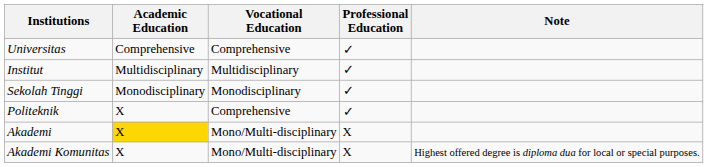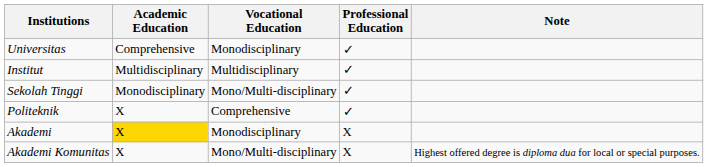(251, 49) Comprehensive -> (256, 49) Monodisciplinary
(256, 90) Monodisciplinary -> (274, 90) Mono/Multi-disciplinary
(274, 132) Mono/Multi-disciplinary -> (256, 132) Monodisciplinary
